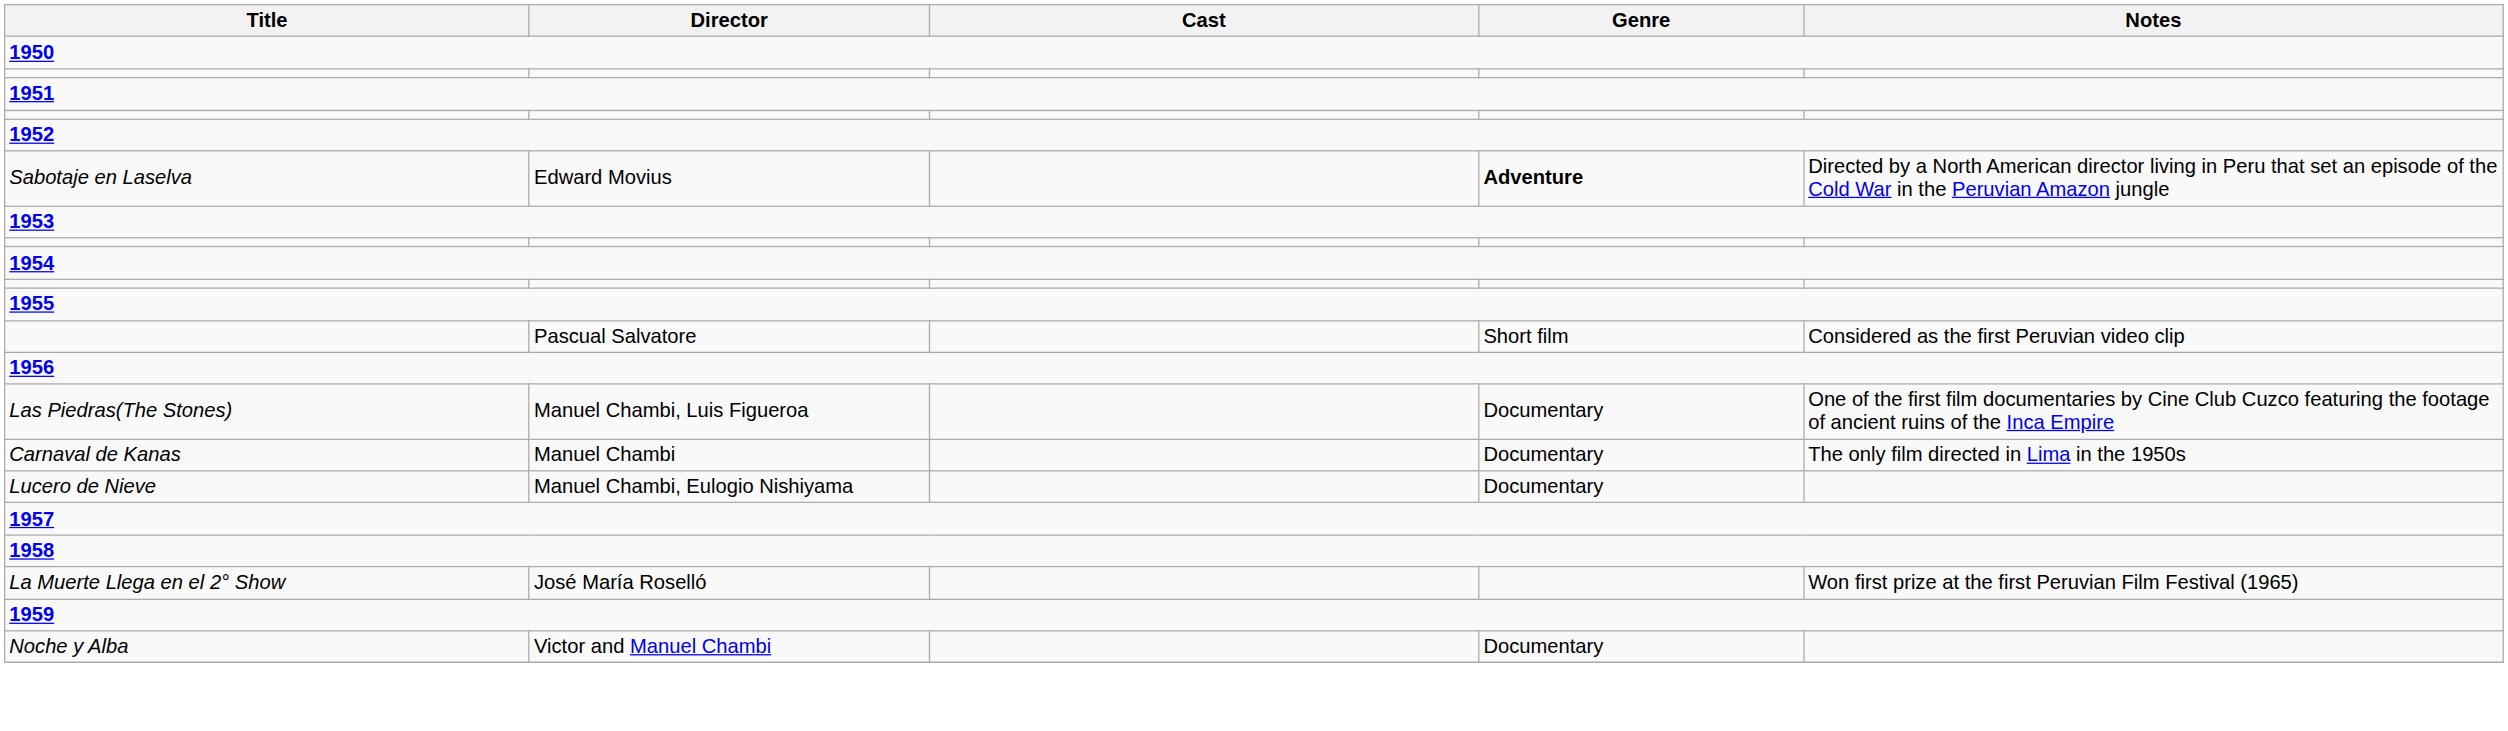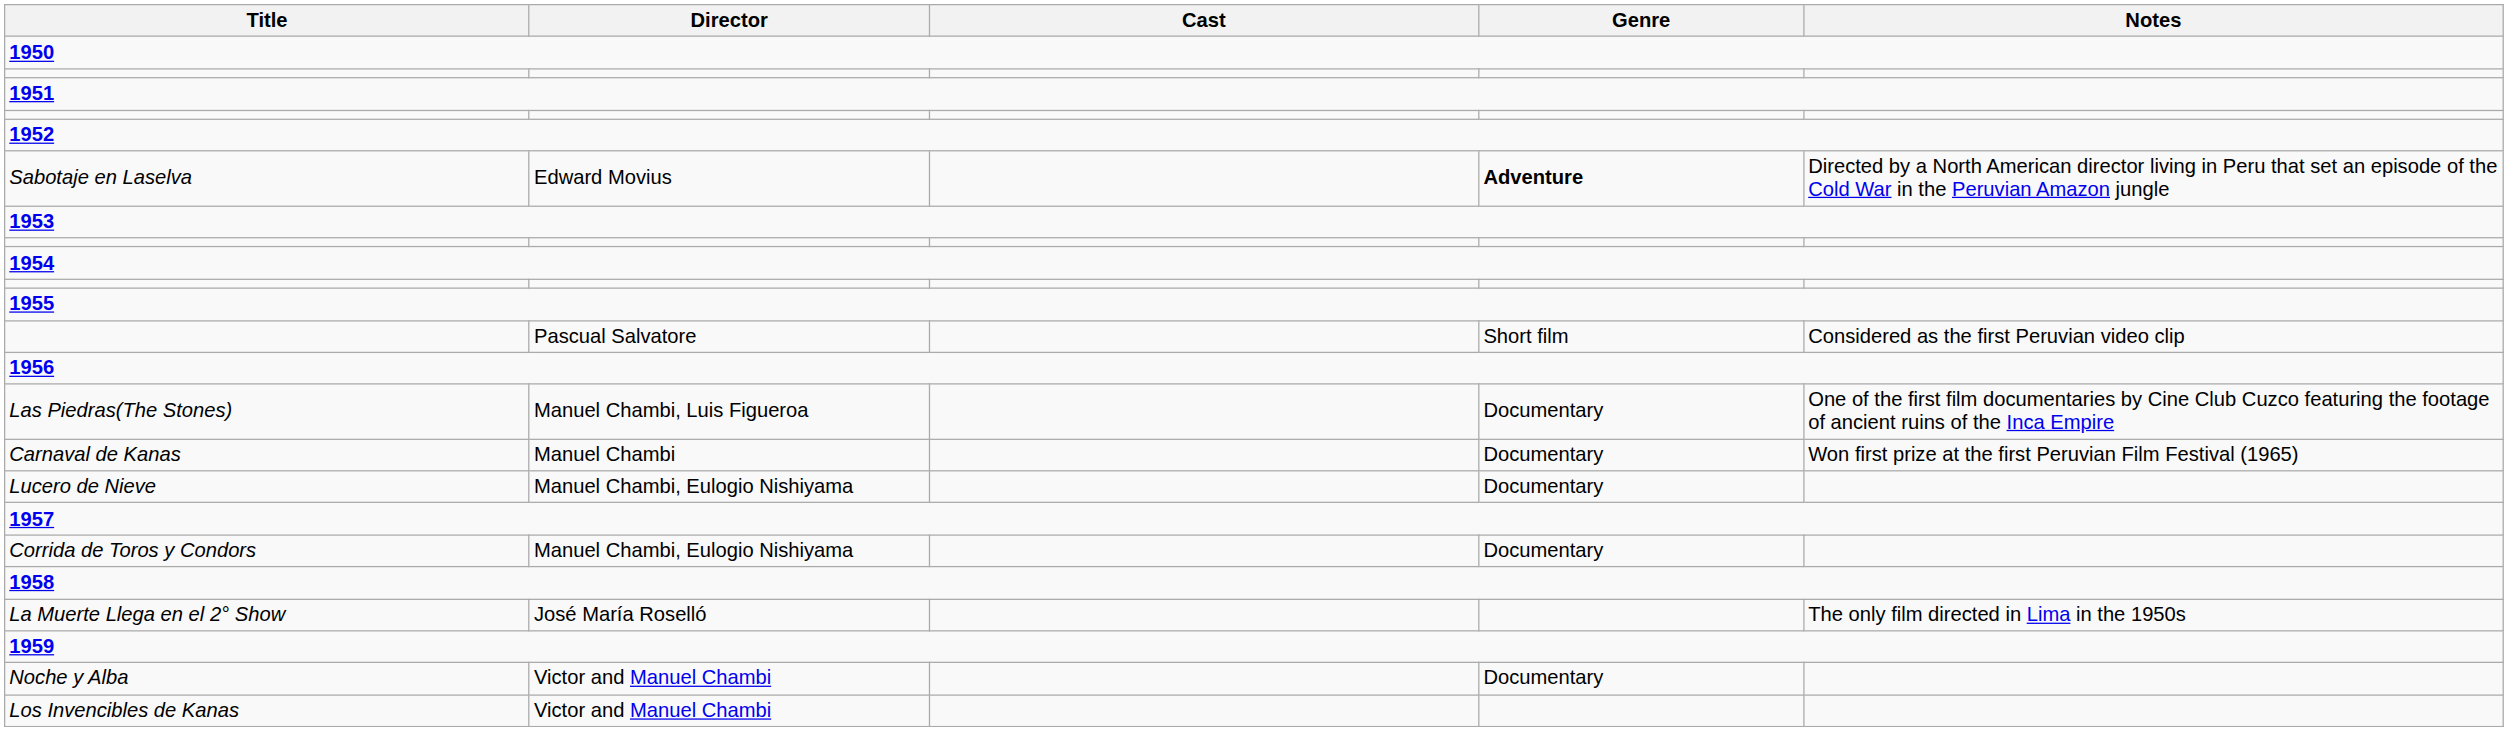(1997, 454) The only film directed in Lima in the 1950s -> (2053, 454) Won first prize at the first Peruvian Film Festival (1965)
+ row: (133, 550)
(2053, 582) Won first prize at the first Peruvian Film Festival (1965) -> (1997, 614) The only film directed in Lima in the 1950s
+ row: (124, 710)
